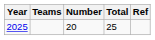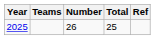(71, 27) 20 -> (71, 27) 26
